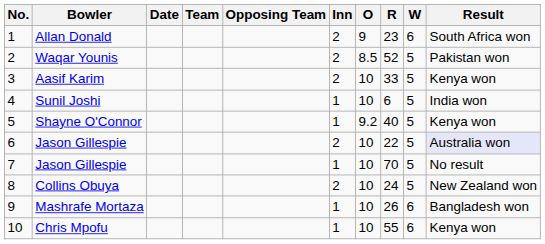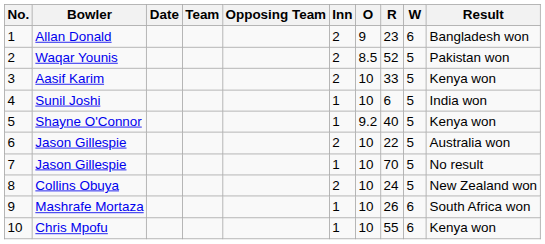(480, 36) South Africa won -> (479, 36) Bangladesh won
(470, 143) lavender background -> (470, 143) no background
(479, 206) Bangladesh won -> (480, 206) South Africa won
